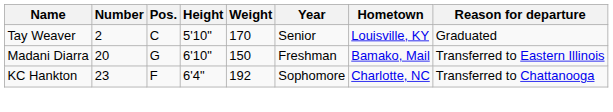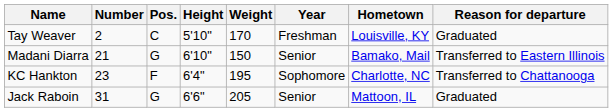(297, 35) Senior -> (307, 35) Freshman
(102, 55) 20 -> (102, 55) 21
(307, 55) Freshman -> (297, 55) Senior
(240, 76) 192 -> (240, 76) 195
+ row: (43, 96)
